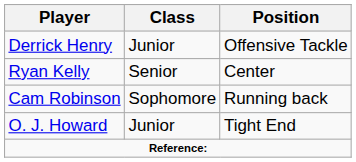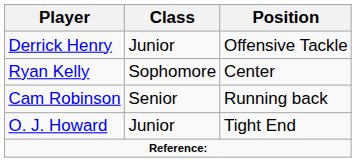(153, 71) Senior -> (172, 71) Sophomore
(172, 98) Sophomore -> (153, 98) Senior
